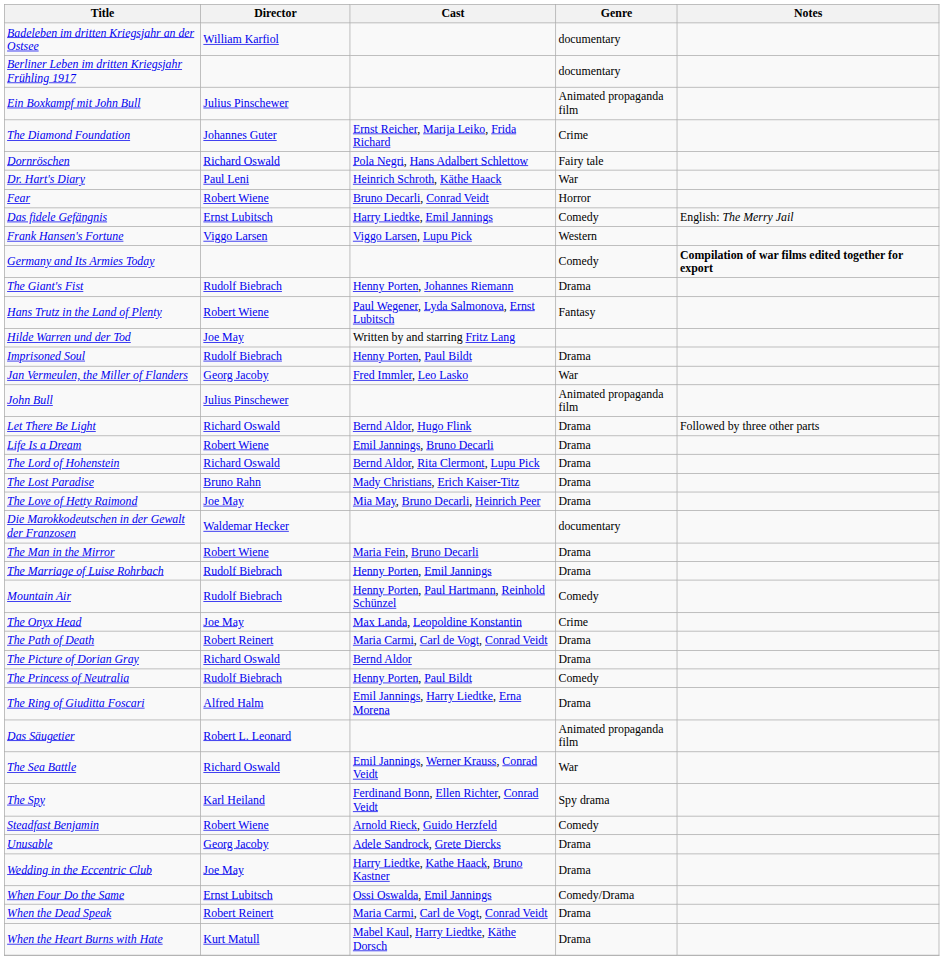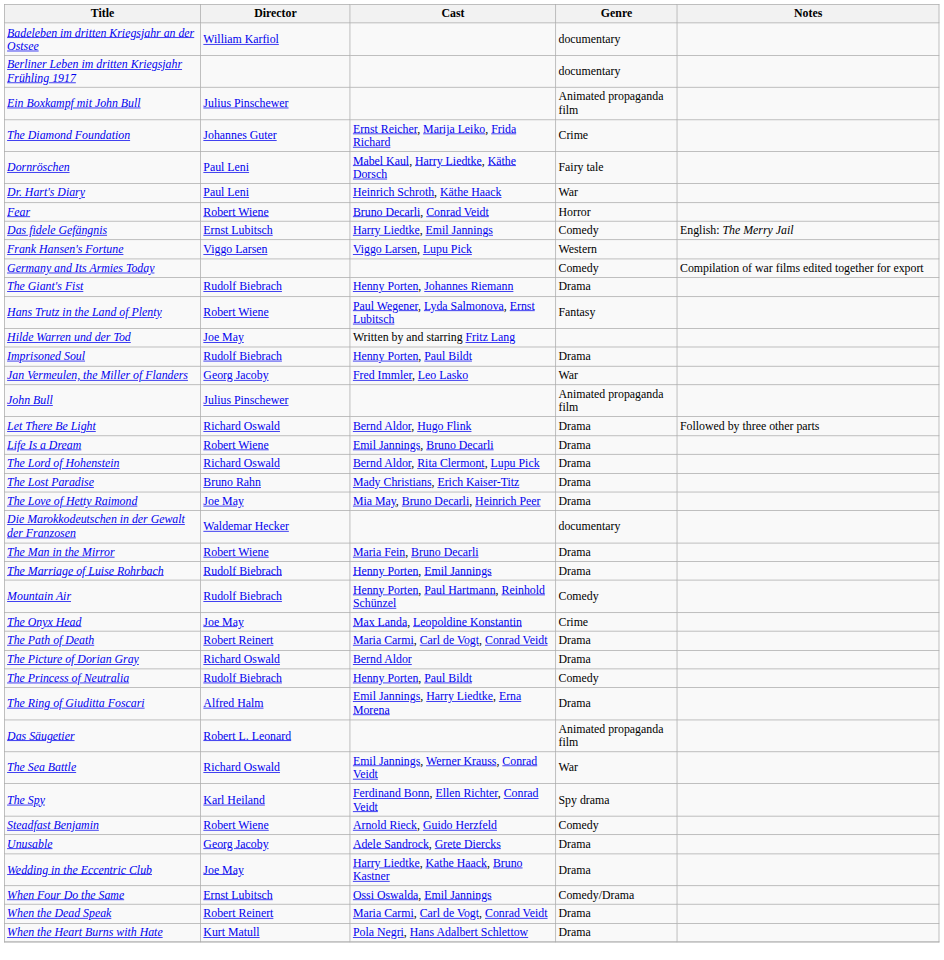(242, 161) Richard Oswald -> (226, 167) Paul Leni
(441, 161) Pola Negri, Hans Adalbert Schlettow -> (434, 167) Mabel Kaul, Harry Liedtke, Käthe Dorsch
(791, 261) bold -> (802, 268) normal
(434, 939) Mabel Kaul, Harry Liedtke, Käthe Dorsch -> (441, 932) Pola Negri, Hans Adalbert Schlettow
